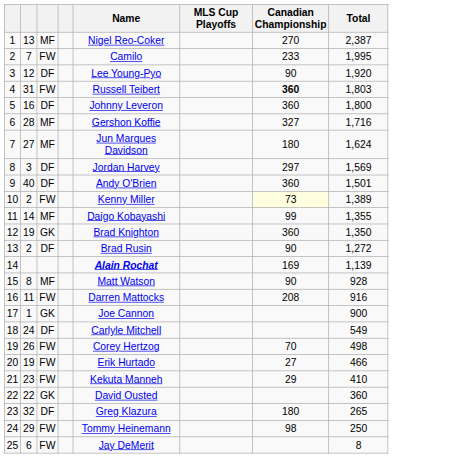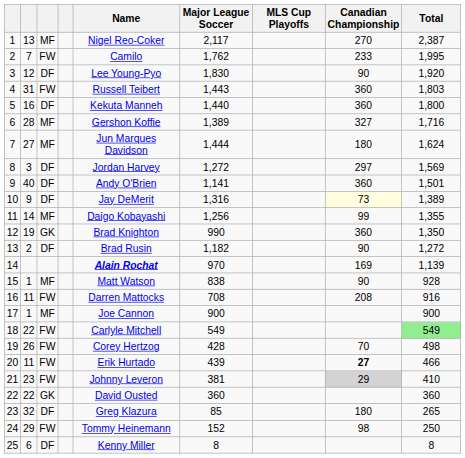+ column: (216, 18)
(291, 90) bold -> (363, 90) normal
(126, 106) Johnny Leveron -> (126, 106) Kekuta Manneh
(29, 199) 2 -> (29, 199) 9
(47, 199) FW -> (47, 199) DF
(126, 199) Kenny Miller -> (126, 199) Jay DeMerit
(29, 281) 8 -> (29, 281) 1
(47, 314) GK -> (47, 314) MF
(29, 330) 24 -> (29, 330) 22
(47, 330) DF -> (47, 330) FW
(359, 330) no background -> (431, 330) lightgreen background
(29, 363) 19 -> (29, 363) 11
(291, 363) normal -> (363, 363) bold
(126, 379) Kekuta Manneh -> (126, 379) Johnny Leveron
(291, 379) no background -> (363, 379) lightgrey background
(47, 445) FW -> (47, 445) DF
(126, 445) Jay DeMerit -> (126, 445) Kenny Miller
